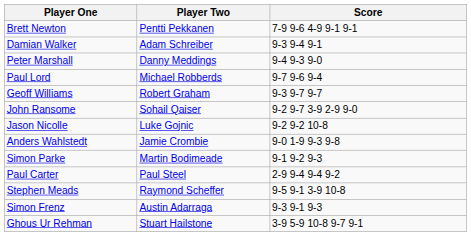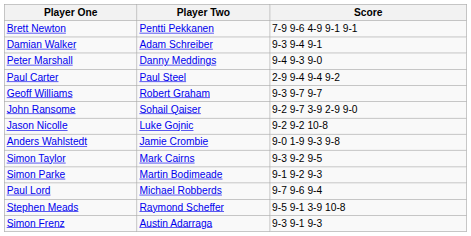rows swapped: (33, 175) <-> (29, 77)
+ row: (36, 158)
- row: (49, 223)
